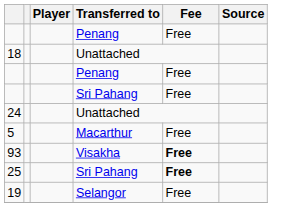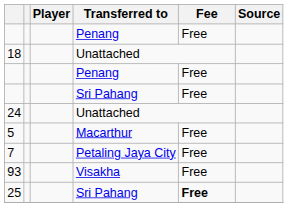+ row: (11, 152)
(179, 152) bold -> (194, 172) normal
- row: (14, 192)
